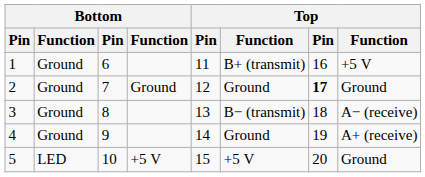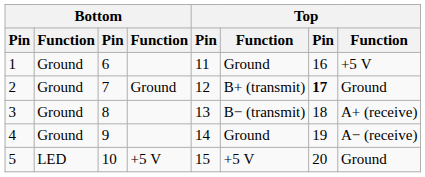(264, 64) B+ (transmit) -> (247, 64) Ground
(247, 87) Ground -> (264, 87) B+ (transmit)
(379, 111) A− (receive) -> (379, 111) A+ (receive)
(379, 135) A+ (receive) -> (379, 135) A− (receive)
